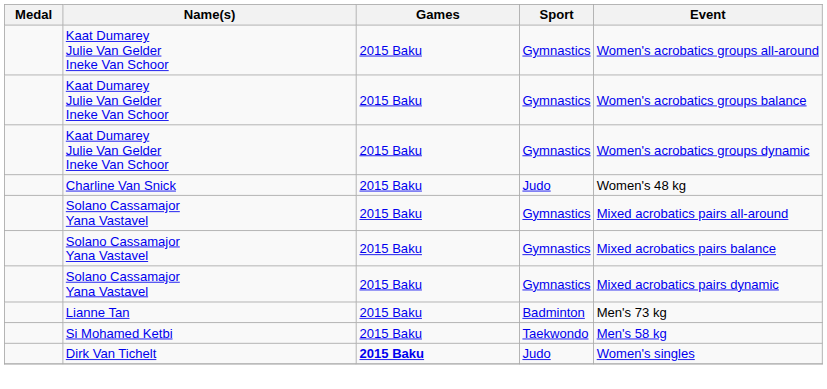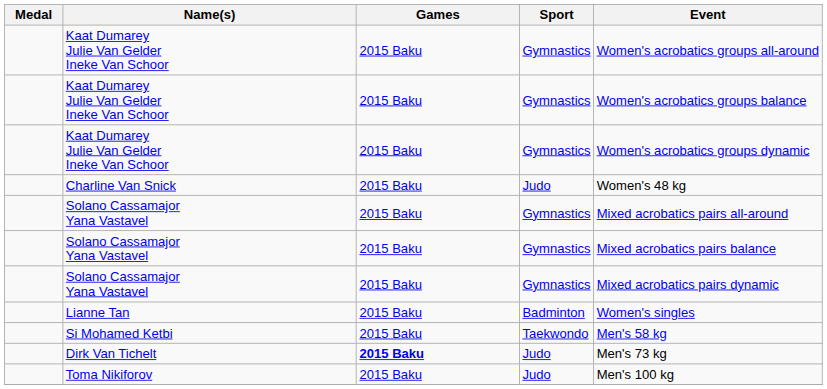(632, 312) Men's 73 kg -> (646, 312) Women's singles
(646, 353) Women's singles -> (632, 353) Men's 73 kg
+ row: (109, 374)
